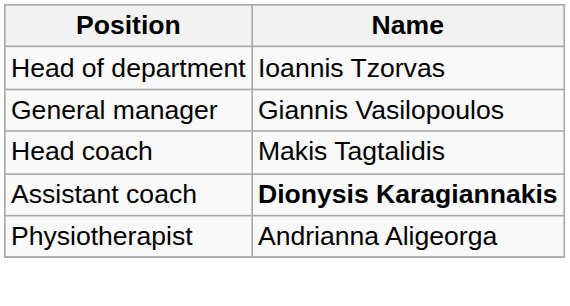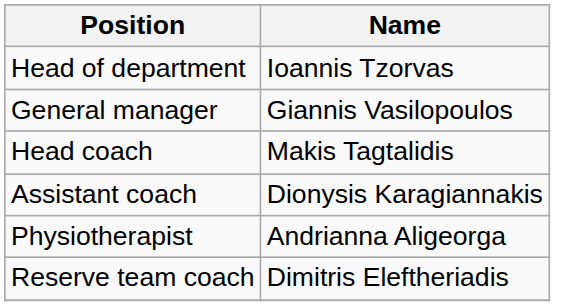(408, 194) bold -> (405, 194) normal
+ row: (133, 278)
